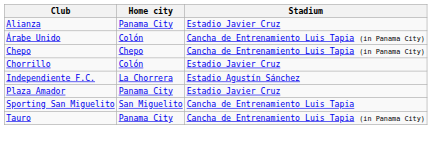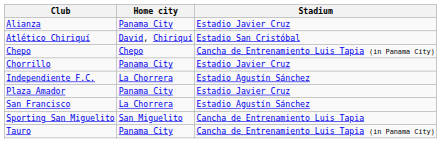- row: (33, 38)
+ row: (48, 38)
(131, 64) Colón -> (146, 64) Panama City
+ row: (38, 104)
